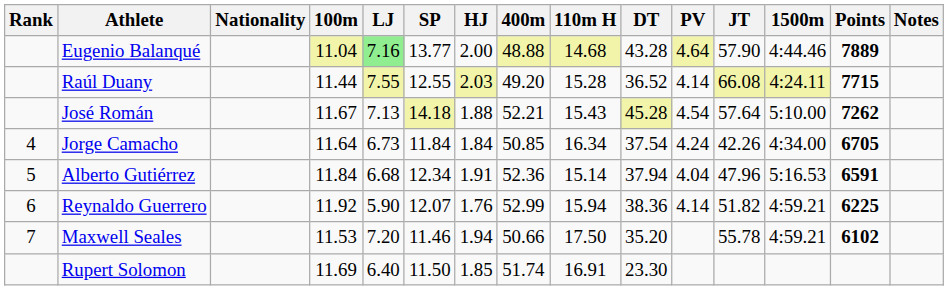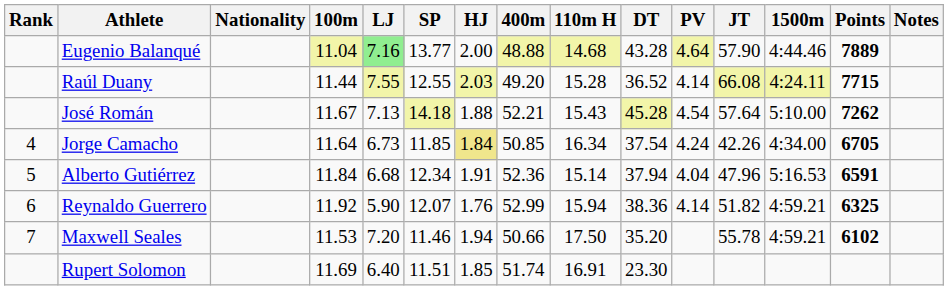(430, 144) 11.84 -> (430, 144) 11.85
(476, 144) no background -> (476, 144) khaki background
(860, 206) 6225 -> (860, 206) 6325
(430, 268) 11.50 -> (430, 268) 11.51
